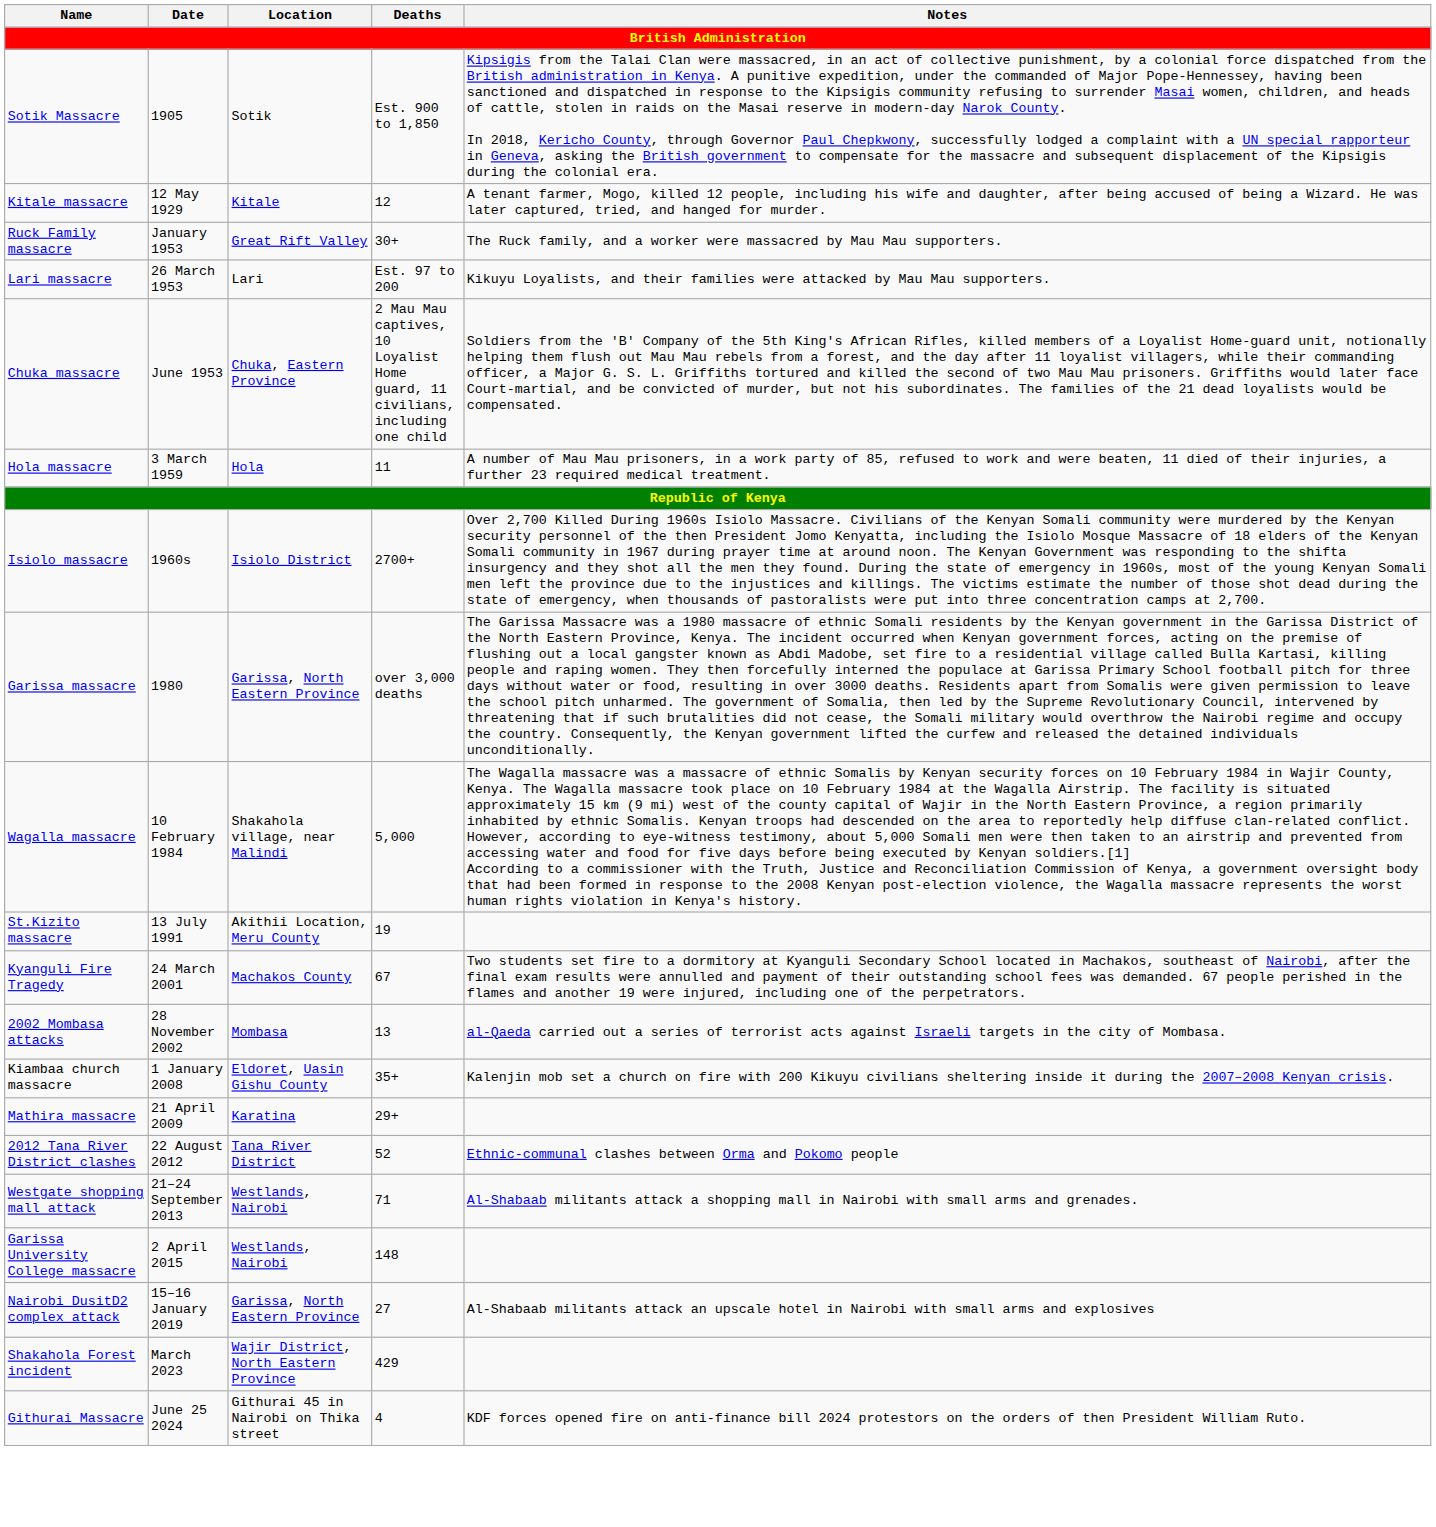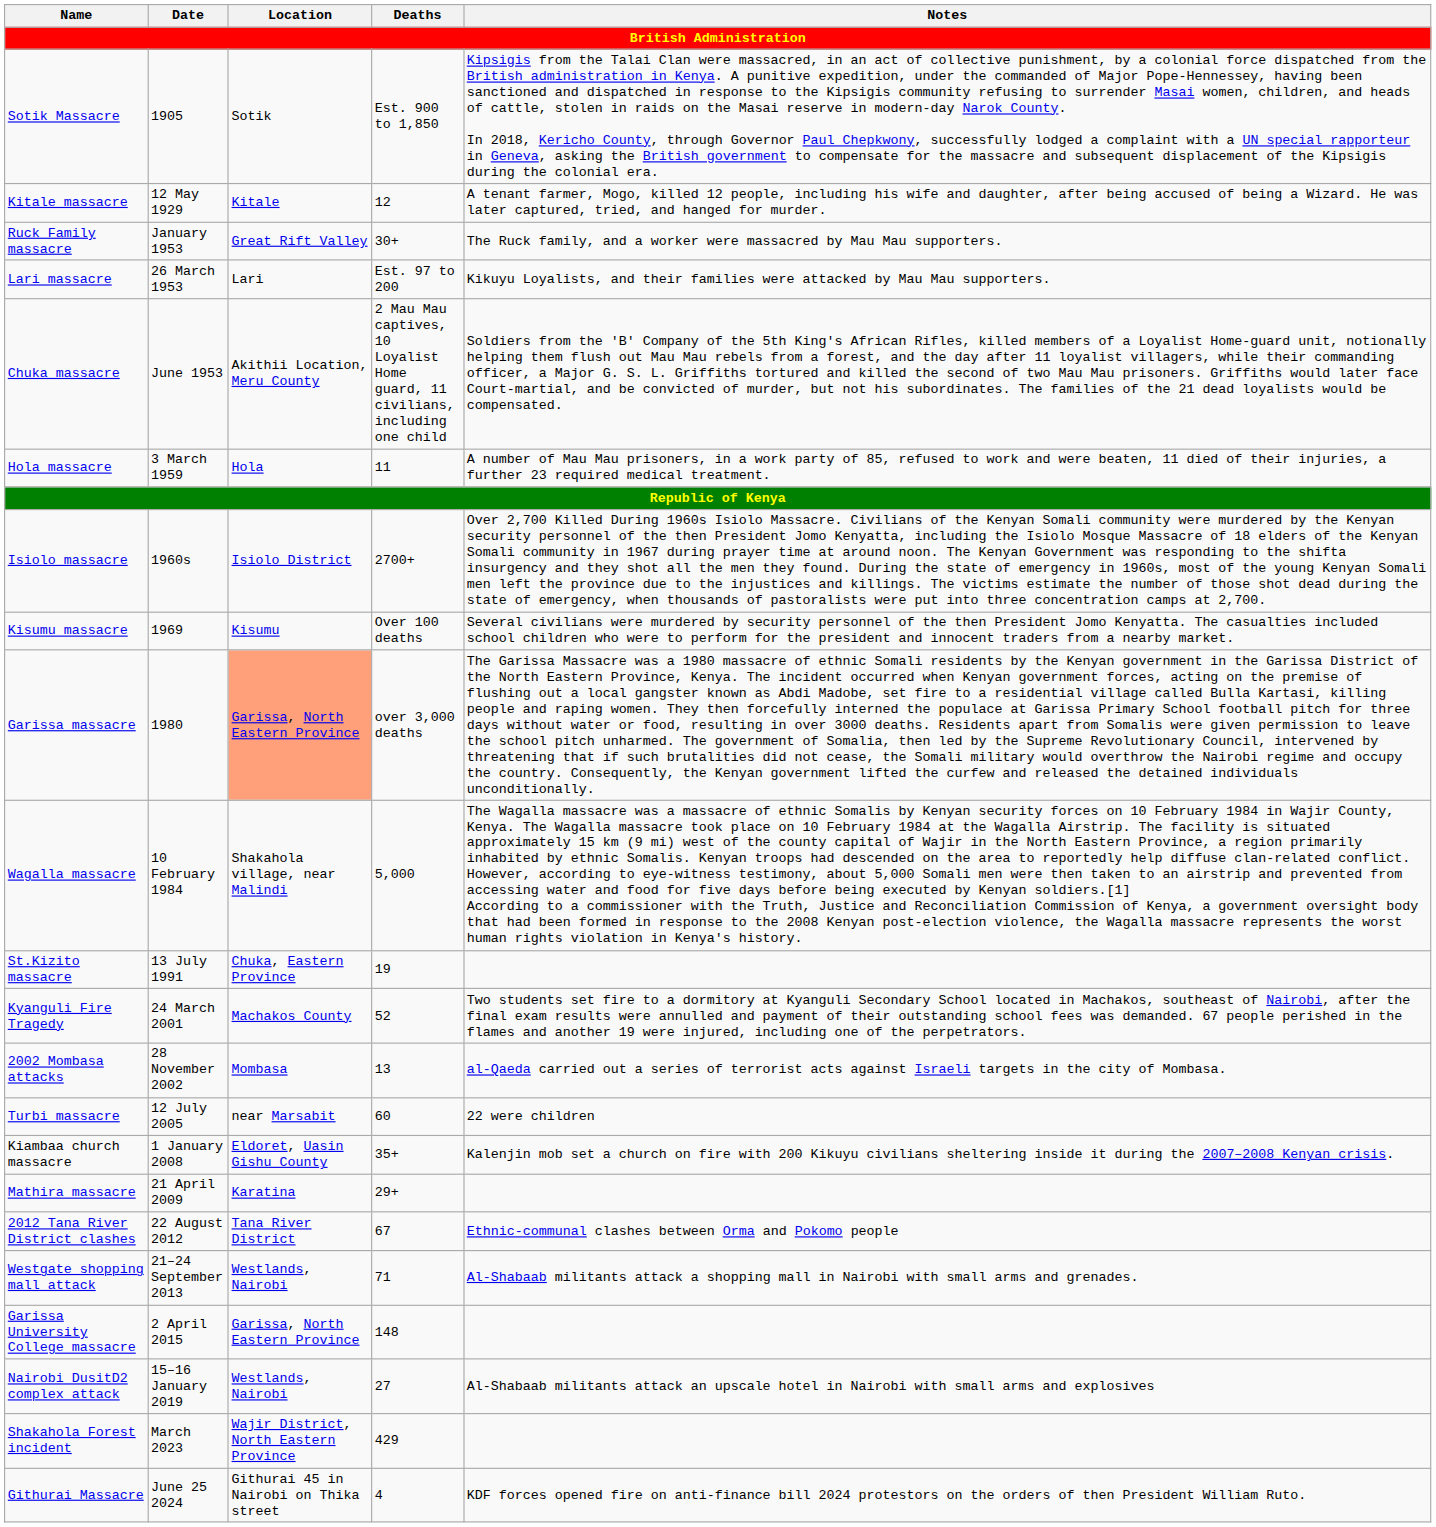(288, 373) Chuka, Eastern Province -> (300, 373) Akithii Location, Meru County
+ row: (68, 631)
(296, 686) no background -> (296, 725) lightsalmon background
(300, 931) Akithii Location, Meru County -> (288, 969) Chuka, Eastern Province
(383, 977) 67 -> (383, 1015) 52
+ row: (64, 1116)
(383, 1154) 52 -> (383, 1231) 67
(272, 1255) Westlands, Nairobi -> (296, 1332) Garissa, North Eastern Province
(296, 1310) Garissa, North Eastern Province -> (272, 1386) Westlands, Nairobi
